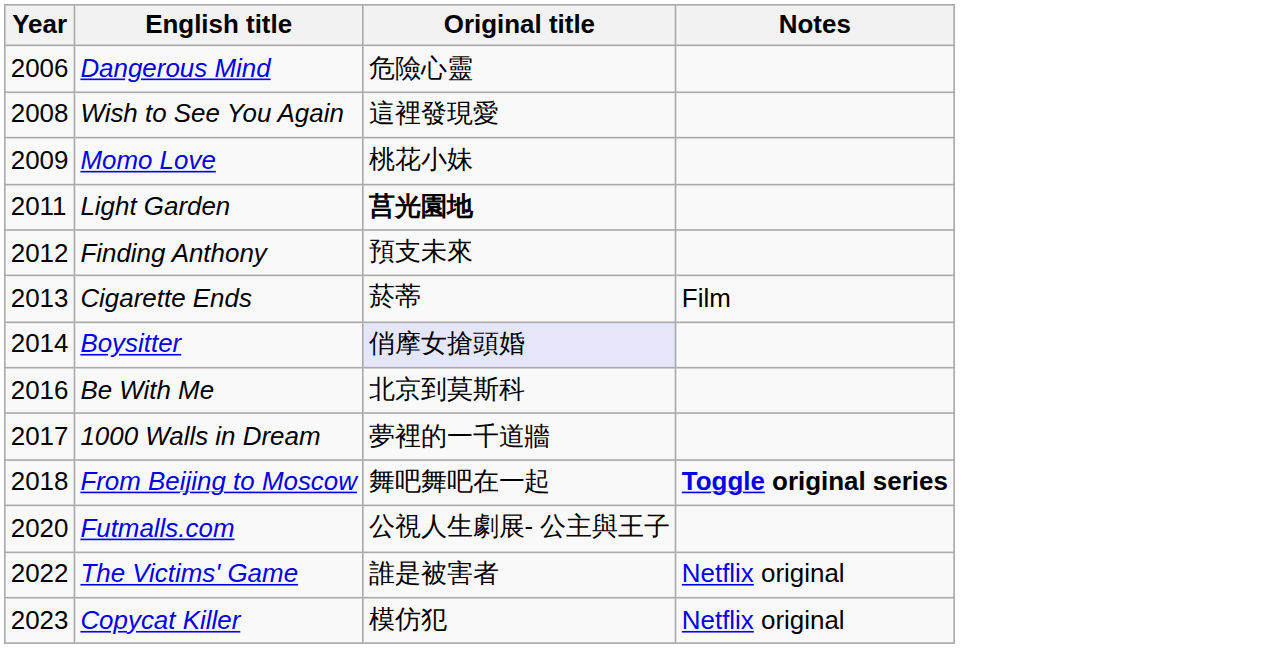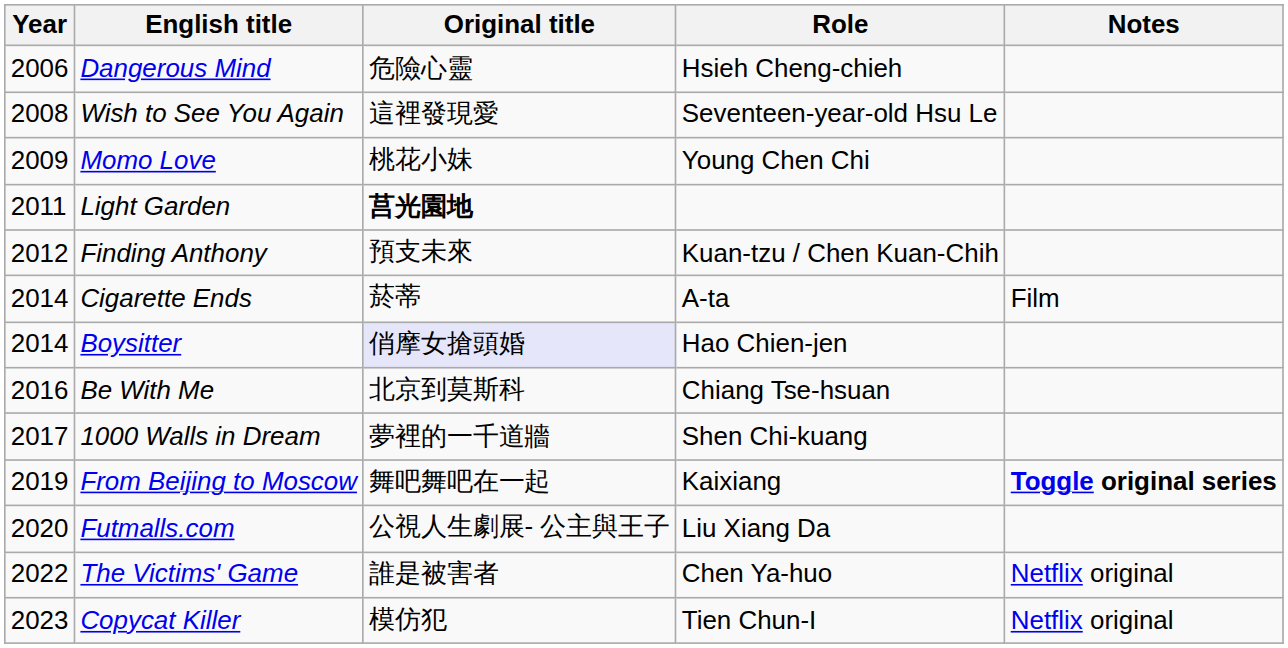+ column: (840, 25)
(40, 298) 2013 -> (40, 298) 2014
(40, 482) 2018 -> (40, 482) 2019
